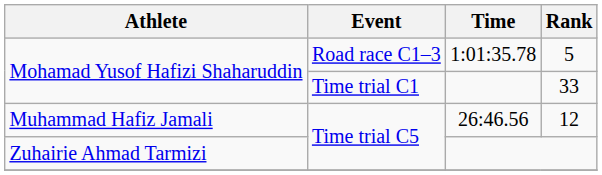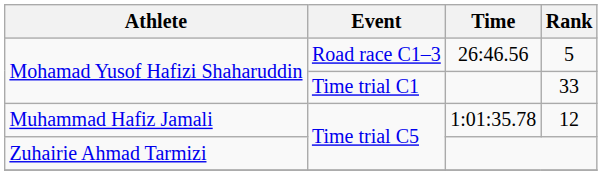(493, 54) 1:01:35.78 -> (493, 54) 26:46.56
(493, 120) 26:46.56 -> (493, 120) 1:01:35.78
